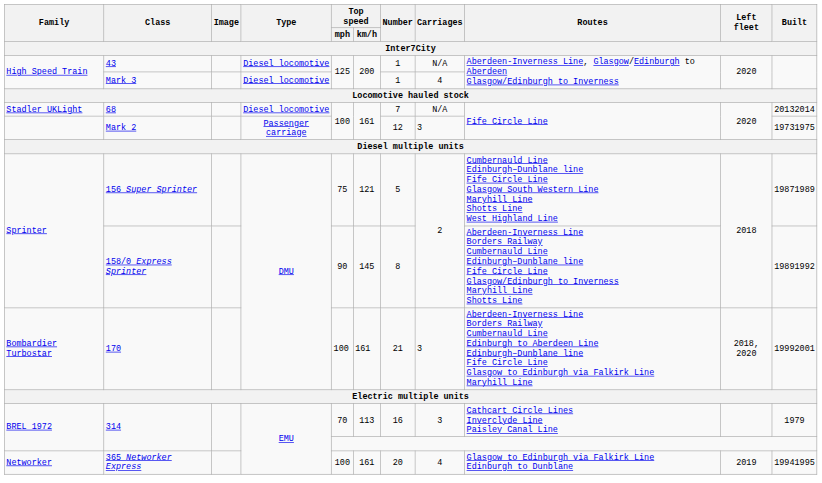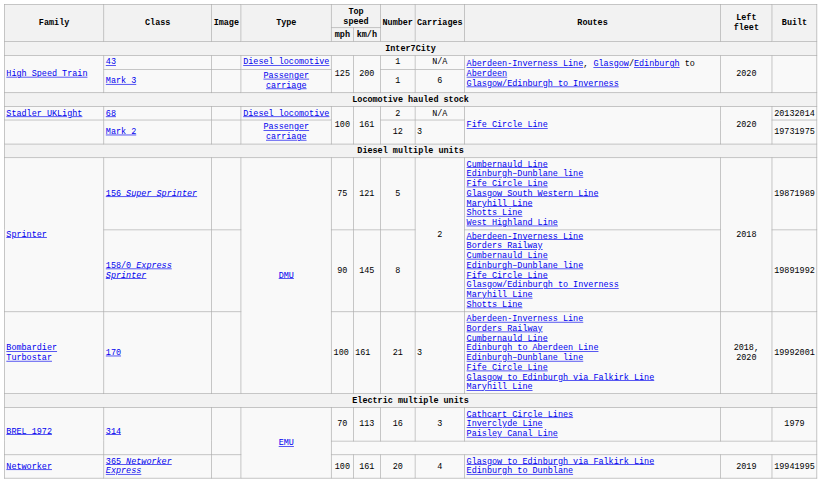(286, 80) Diesel locomotive -> (286, 81) Passenger carriage
(440, 80) 4 -> (440, 81) 6
(398, 109) 7 -> (398, 113) 2
